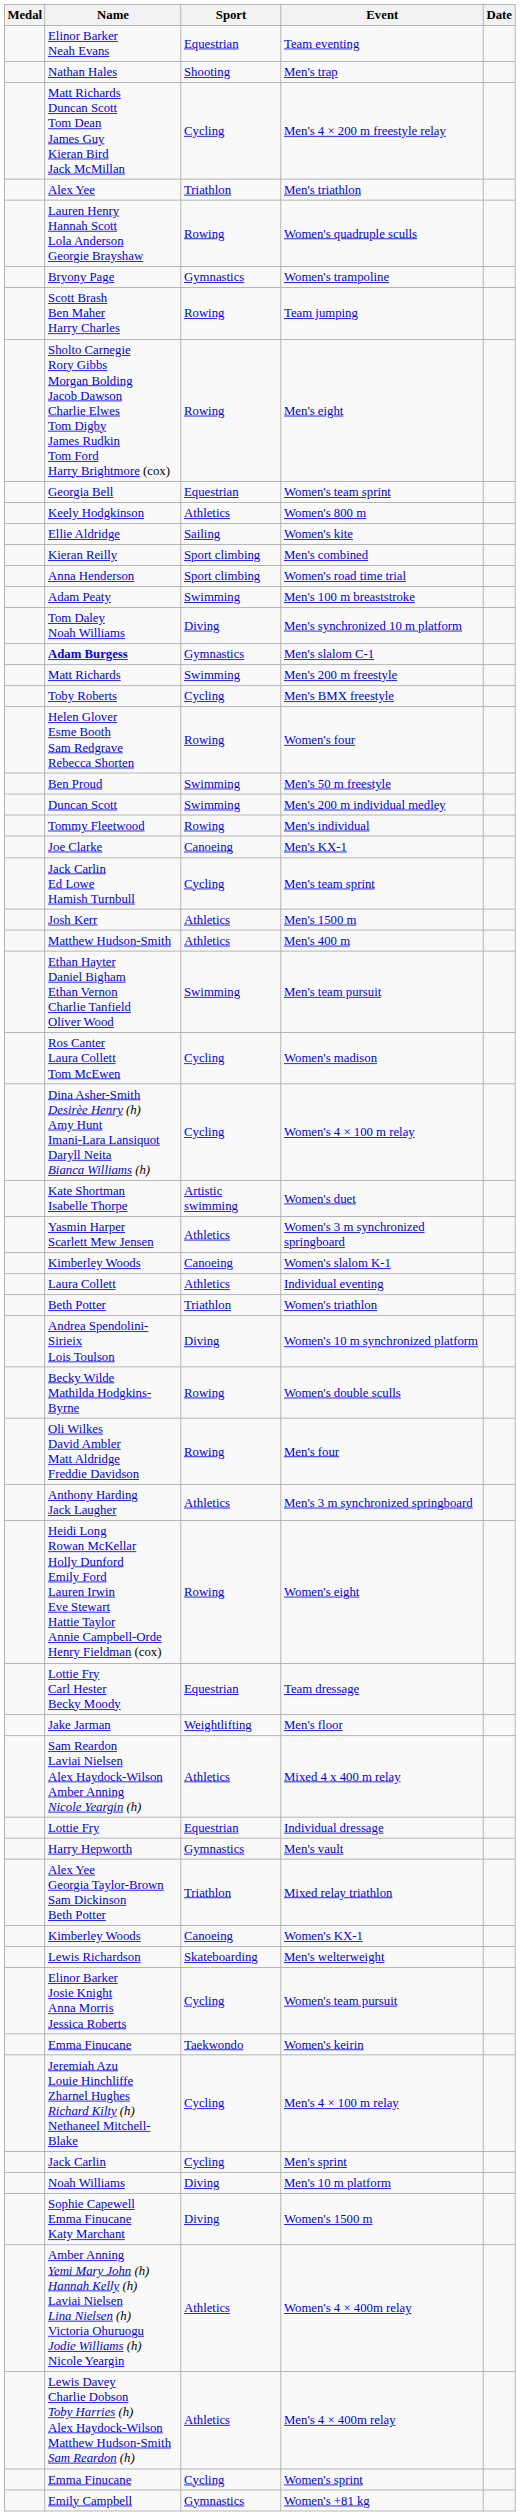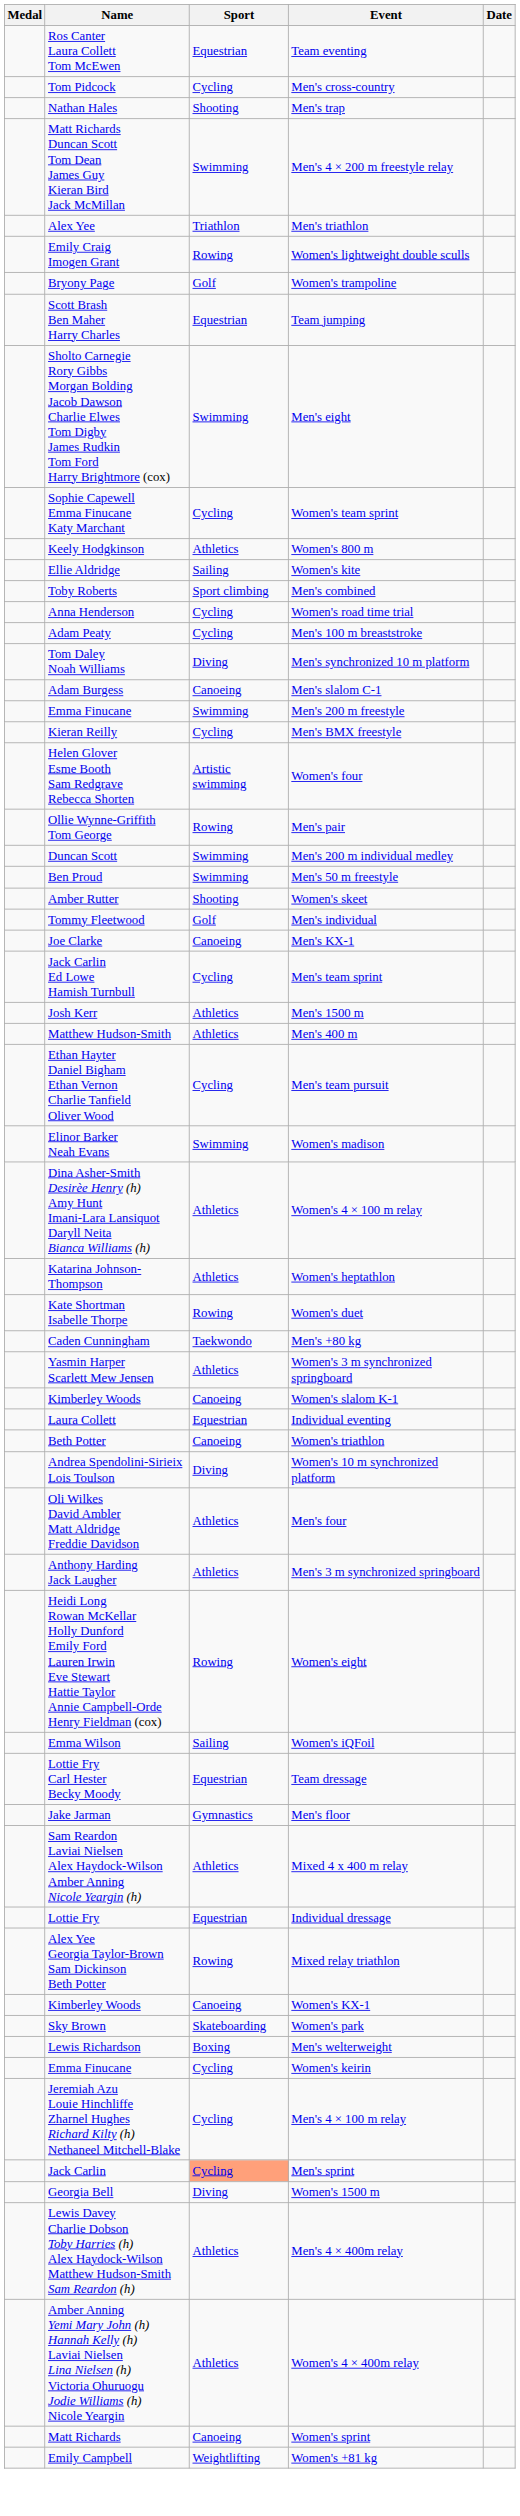(83, 43) Elinor Barker Neah Evans -> (84, 51) Ros Canter Laura Collett Tom McEwen
+ row: (343, 87)
(204, 131) Cycling -> (221, 167) Swimming
- row: (351, 233)
+ row: (380, 254)
(214, 277) Gymnastics -> (204, 283) Golf
(204, 313) Rowing -> (220, 319) Equestrian
(204, 410) Rowing -> (221, 416) Swimming
(81, 491) Georgia Bell -> (91, 513) Sophie Capewell Emma Finucane Katy Marchant
(211, 491) Equestrian -> (213, 513) Cycling
(83, 555) Kieran Reilly -> (83, 591) Toby Roberts
(222, 576) Sport climbing -> (213, 612) Cycling
(212, 597) Swimming -> (213, 633) Cycling
(88, 654) bold -> (86, 690) normal
(214, 654) Gymnastics -> (217, 690) Canoeing
(84, 675) Matt Richards -> (90, 711) Emma Finucane
(83, 696) Toby Roberts -> (83, 732) Kieran Reilly
(204, 740) Rowing -> (219, 776) Artistic swimming
+ row: (318, 827)
rows swapped: (337, 784) <-> (365, 805)
+ row: (329, 898)
(204, 826) Rowing -> (204, 919) Golf
(212, 991) Swimming -> (213, 1085) Cycling
(84, 1058) Ros Canter Laura Collett Tom McEwen -> (83, 1144) Elinor Barker Neah Evans
(204, 1058) Cycling -> (221, 1144) Swimming
(204, 1132) Cycling -> (216, 1210) Athletics
+ row: (343, 1276)
(211, 1198) Artistic swimming -> (213, 1313) Rowing
+ row: (326, 1341)
(207, 1284) Athletics -> (220, 1420) Equestrian
(208, 1305) Triathlon -> (217, 1441) Canoeing
- row: (342, 1393)
(204, 1451) Rowing -> (216, 1520) Athletics
+ row: (333, 1742)
(218, 1725) Weightlifting -> (223, 1815) Gymnastics
- row: (314, 1848)
(208, 1892) Triathlon -> (213, 1961) Rowing
+ row: (328, 2026)
(221, 1957) Skateboarding -> (211, 2047) Boxing
- row: (341, 2000)
(214, 2044) Taekwondo -> (213, 2068) Cycling
(204, 2162) no background -> (213, 2171) lightsalmon background
- row: (337, 2183)
(91, 2219) Sophie Capewell Emma Finucane Katy Marchant -> (81, 2192) Georgia Bell
rows swapped: (340, 2420) <-> (348, 2308)
(90, 2479) Emma Finucane -> (84, 2436) Matt Richards
(204, 2479) Cycling -> (217, 2436) Canoeing
(214, 2500) Gymnastics -> (226, 2457) Weightlifting
